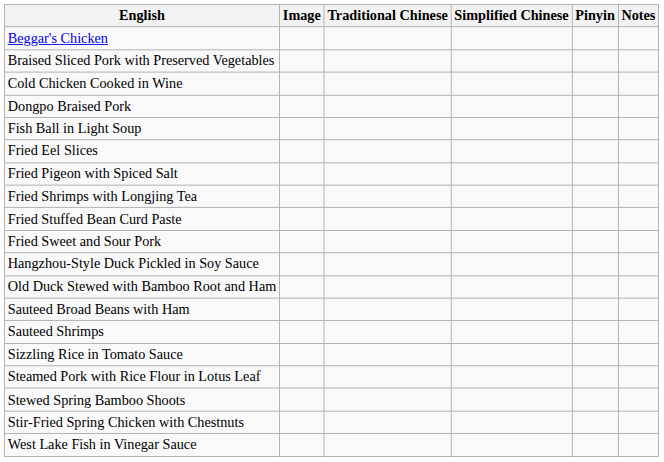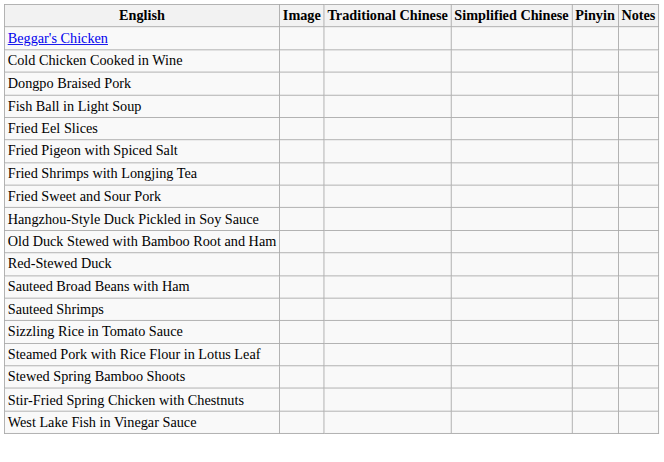- row: (141, 60)
- row: (95, 219)
+ row: (60, 264)
